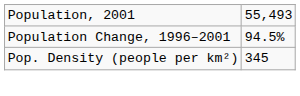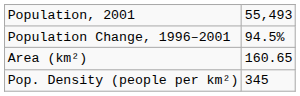+ row: (47, 59)
